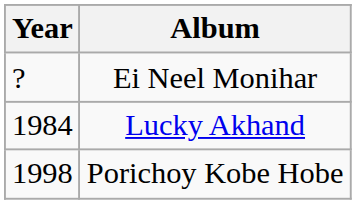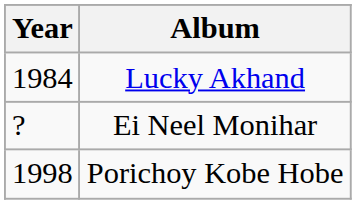rows swapped: (215, 125) <-> (215, 76)
